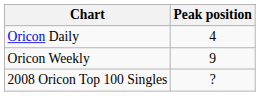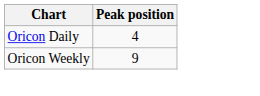- row: (87, 79)
